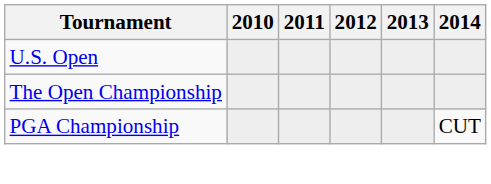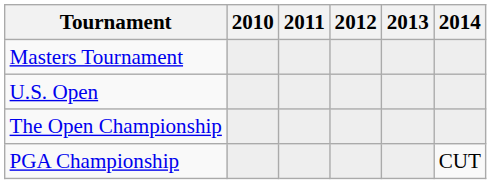+ row: (96, 56)
